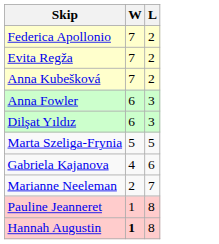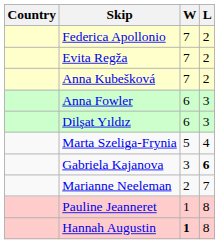+ column: (32, 15)
(151, 143) 5 -> (206, 143) 4
(132, 164) 4 -> (186, 164) 3
(151, 164) normal -> (206, 164) bold
